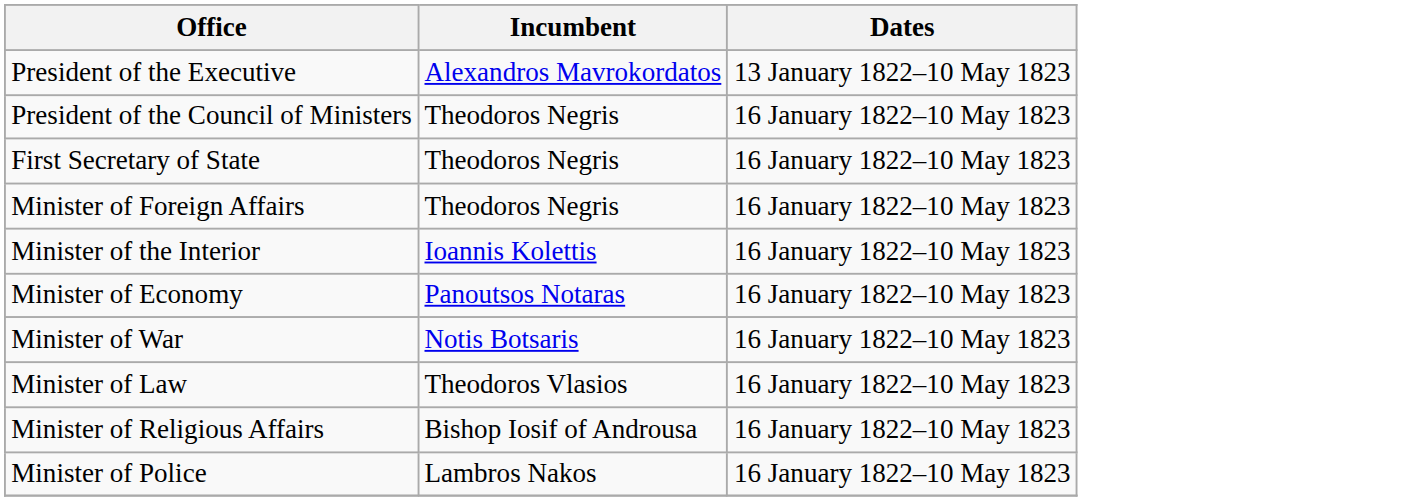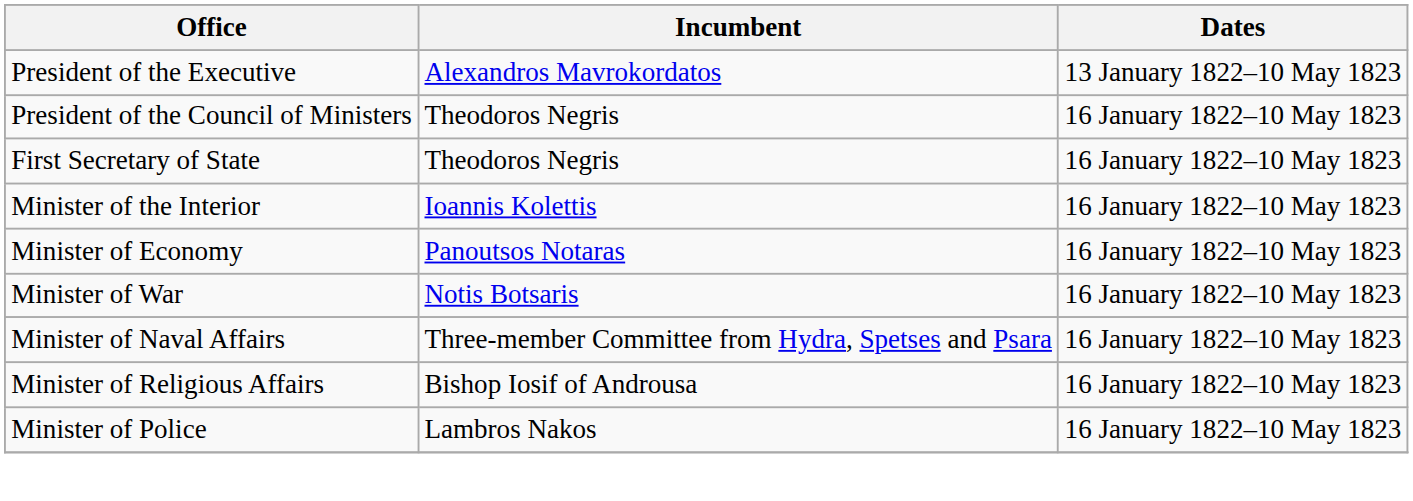- row: (158, 205)
+ row: (148, 339)
- row: (99, 384)
